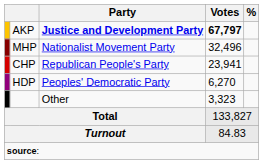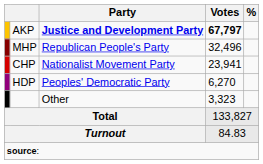(108, 47) Nationalist Movement Party -> (105, 47) Republican People's Party
(105, 64) Republican People's Party -> (108, 64) Nationalist Movement Party
